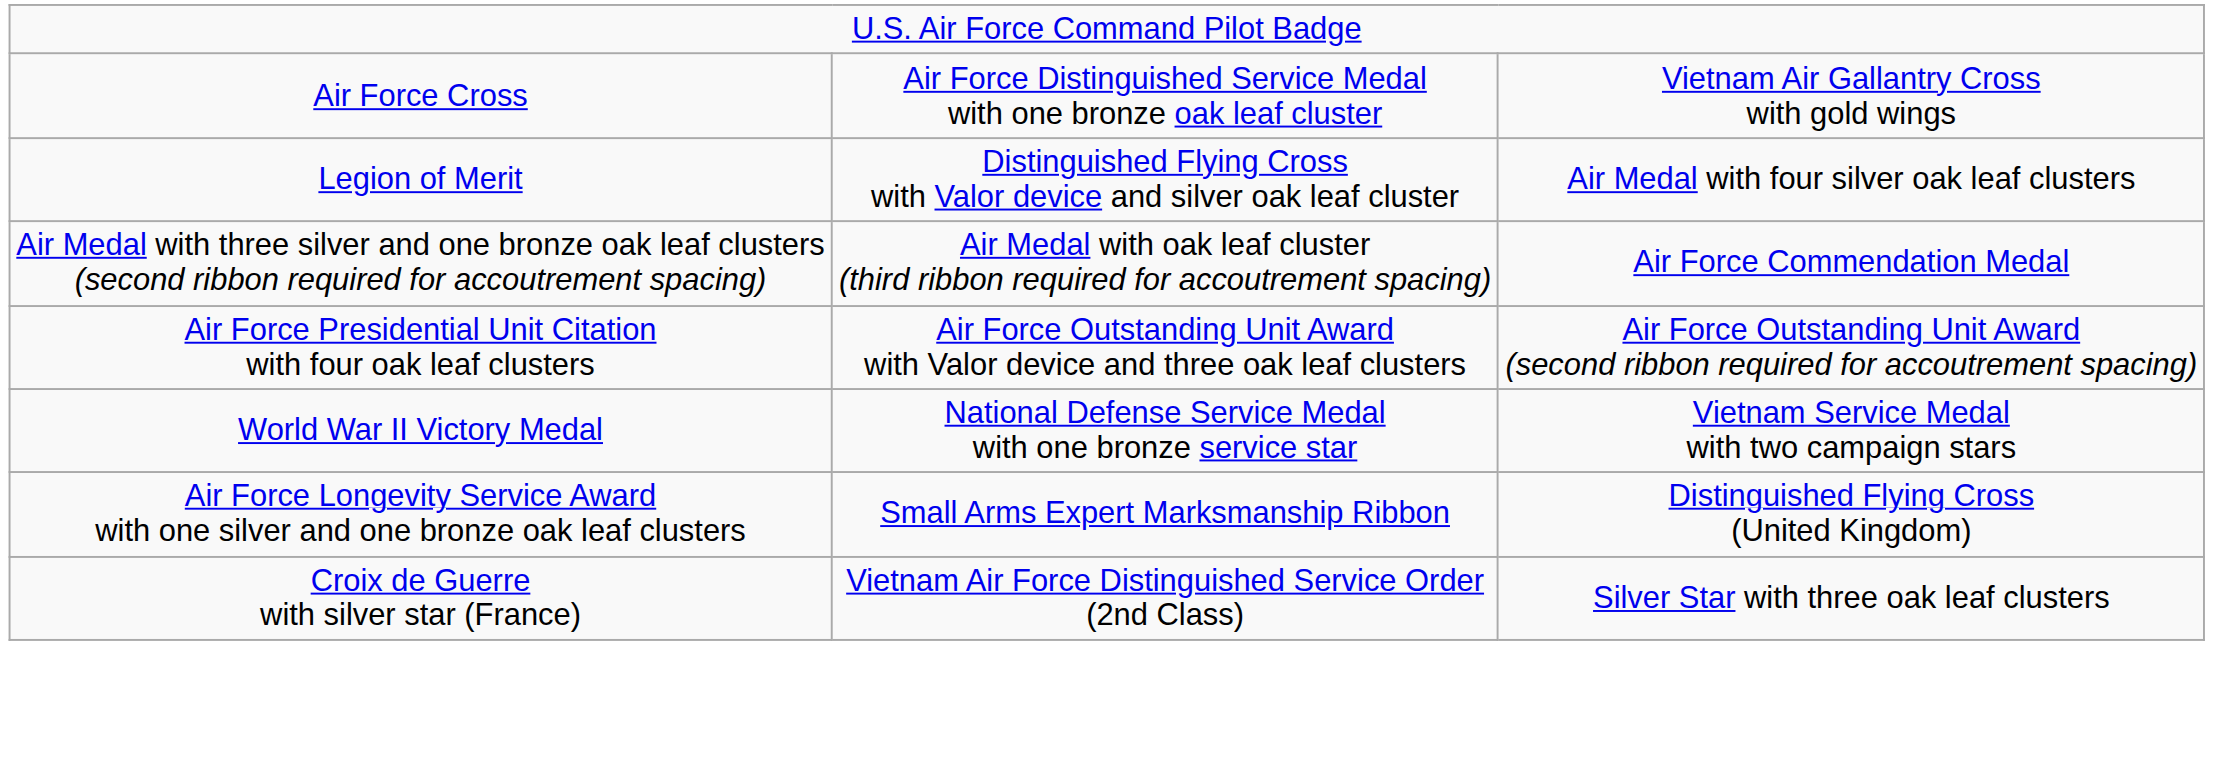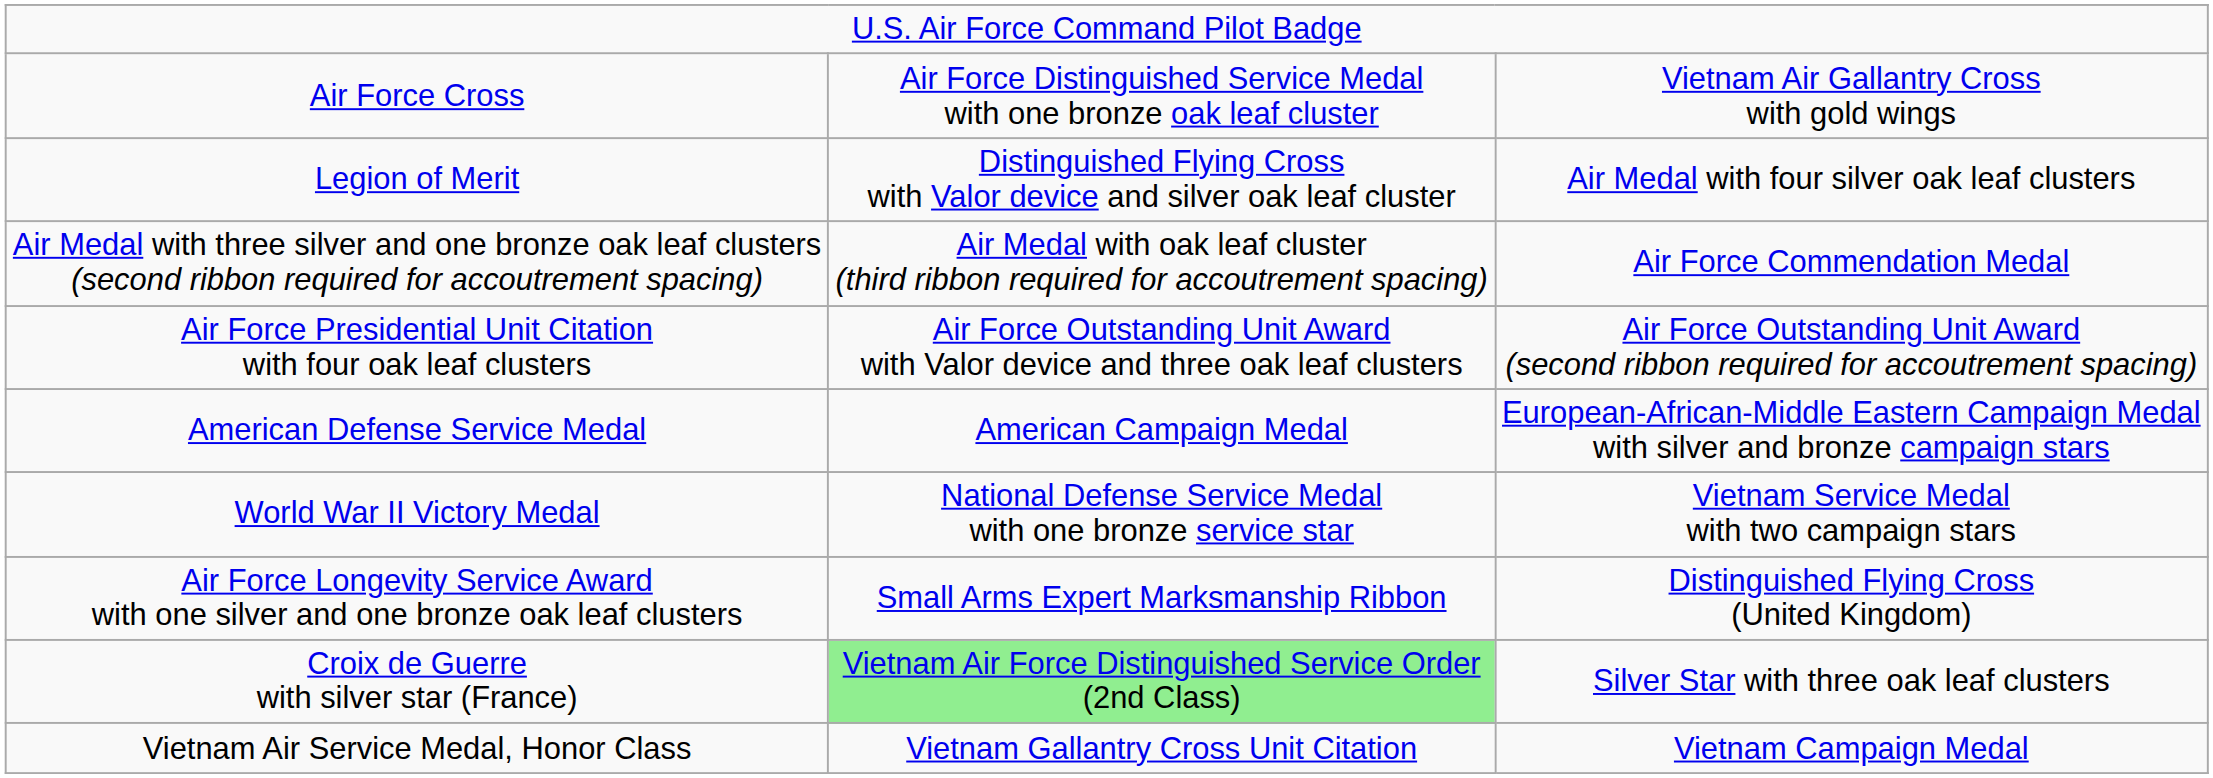+ row: (417, 430)
(1165, 597) no background -> (1162, 681) lightgreen background
+ row: (417, 747)
